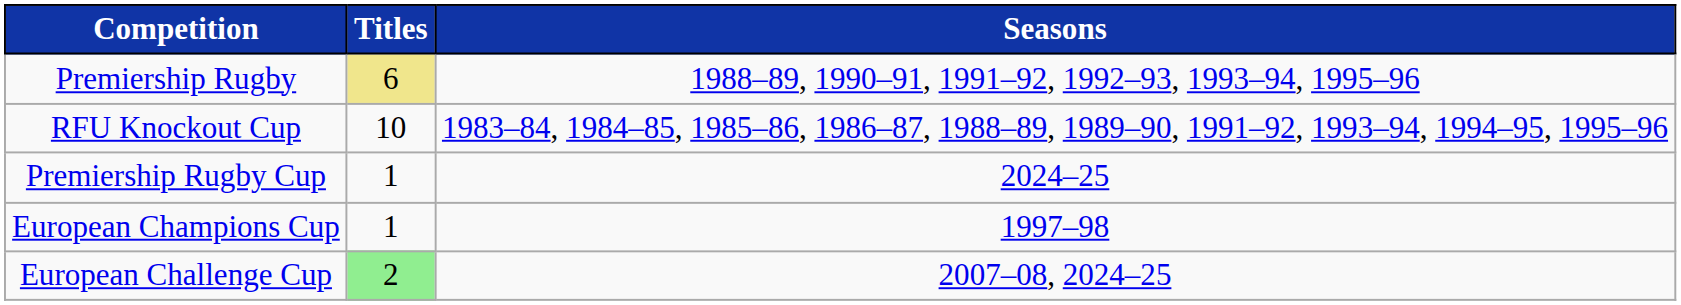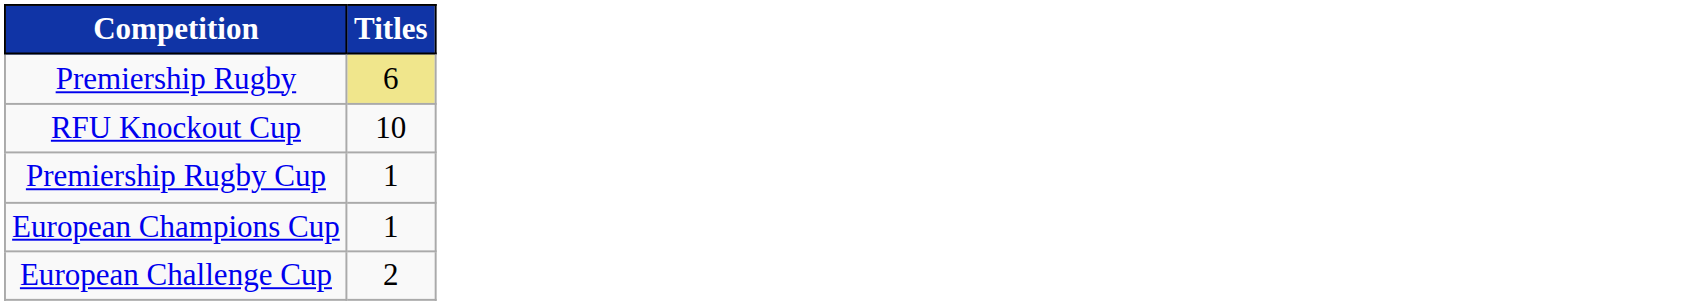- column: (1055, 29)
(391, 275) lightgreen background -> (391, 275) no background
